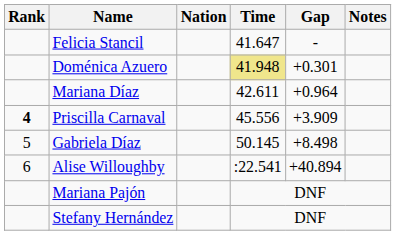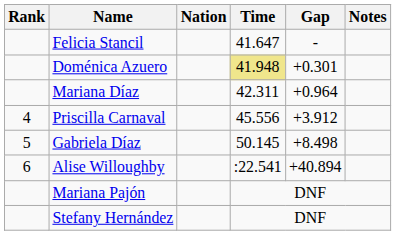(258, 92) 42.611 -> (258, 92) 42.311
(27, 117) bold -> (27, 117) normal
(315, 117) +3.909 -> (315, 117) +3.912
